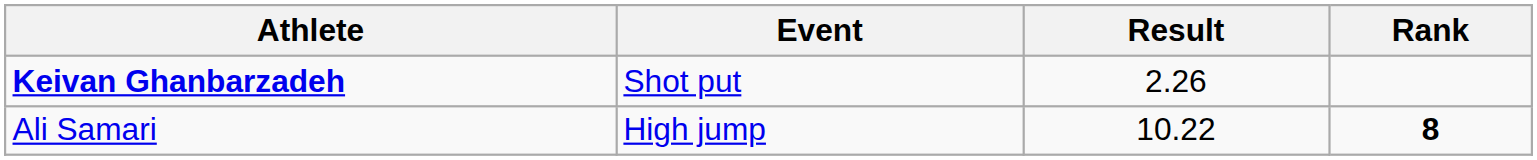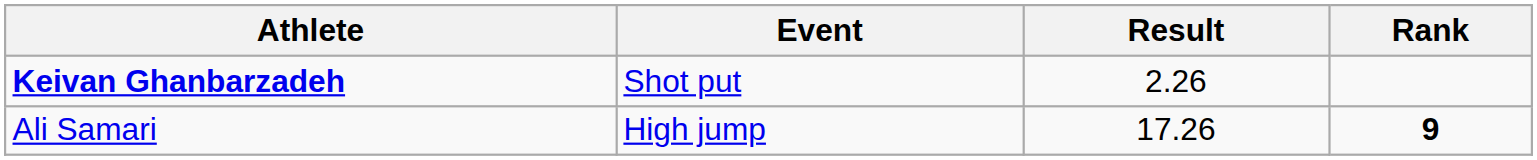(1176, 131) 10.22 -> (1176, 131) 17.26
(1430, 131) 8 -> (1430, 131) 9
